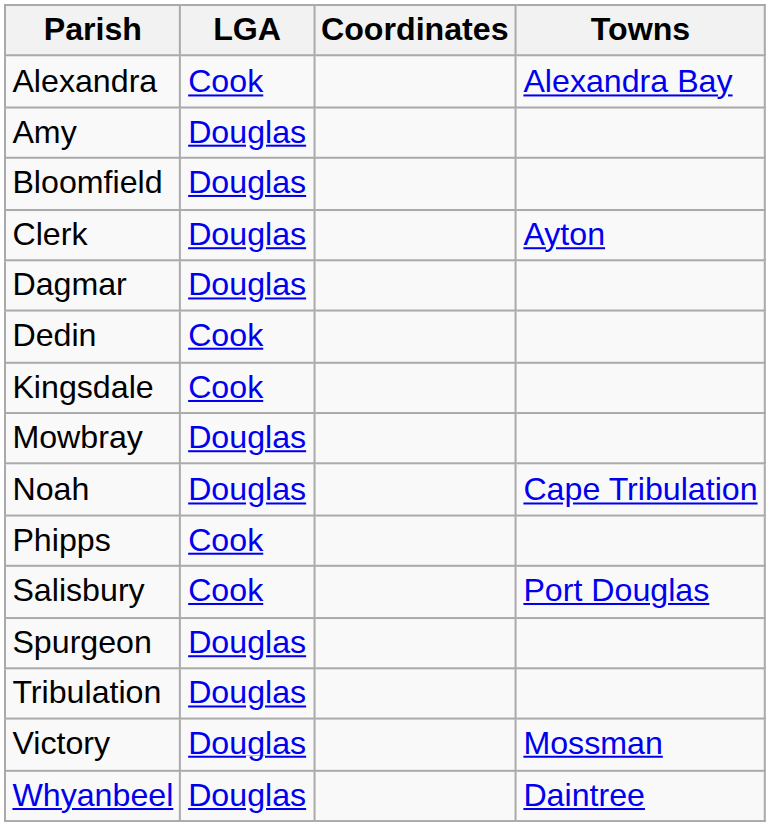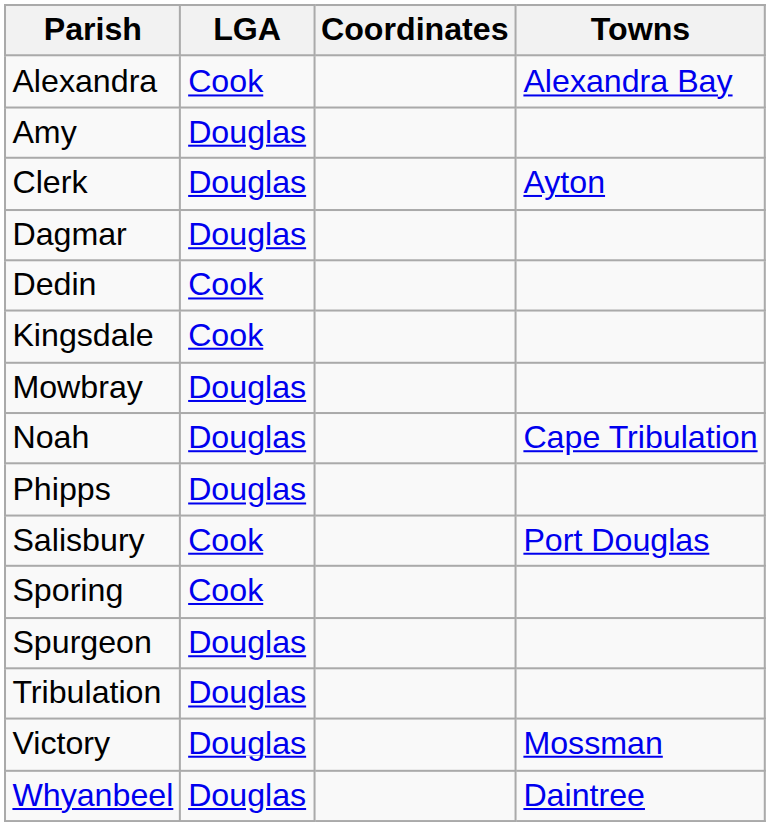- row: (87, 183)
(226, 540) Cook -> (247, 489) Douglas
+ row: (68, 591)
